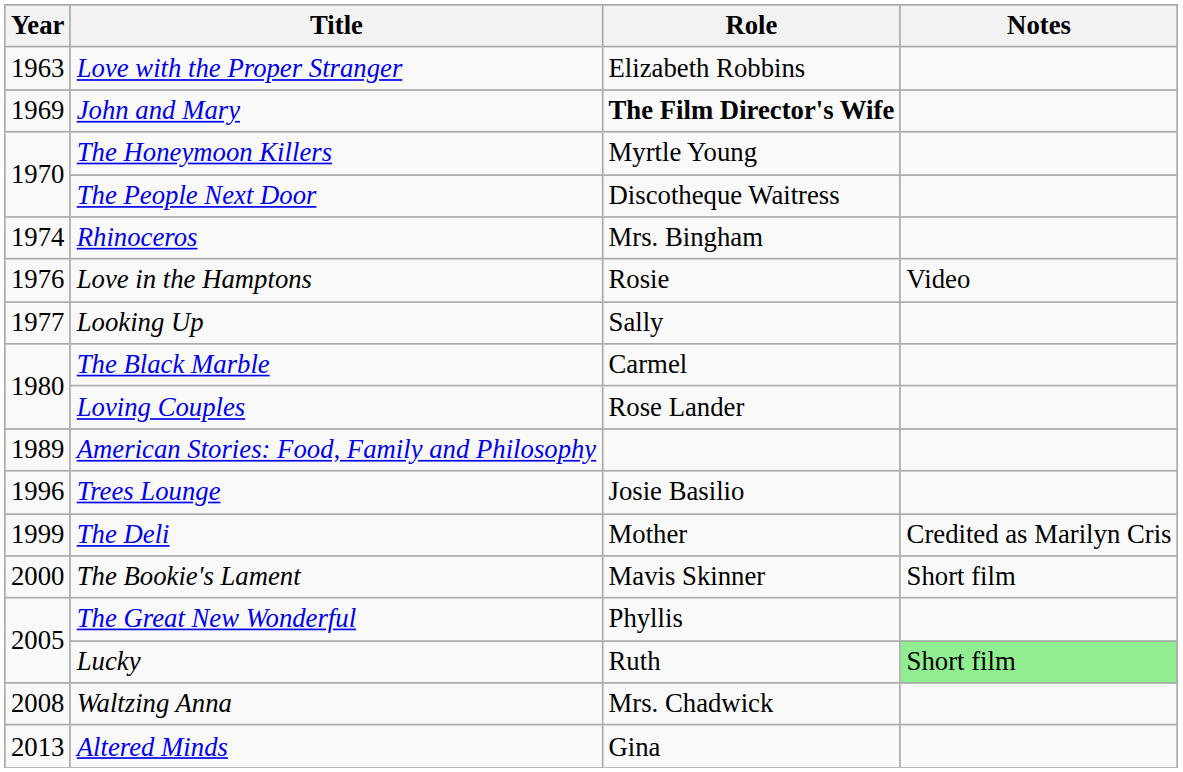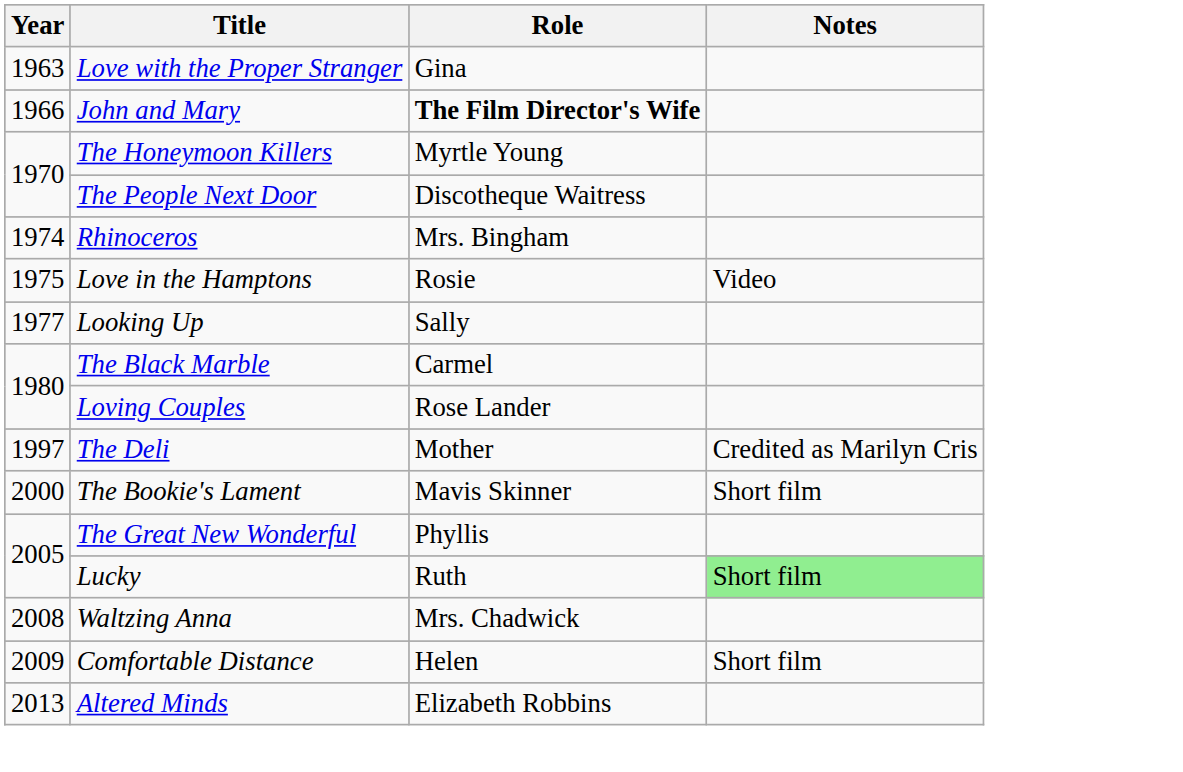(707, 68) Elizabeth Robbins -> (441, 68) Gina
(38, 110) 1969 -> (38, 110) 1966
(38, 279) 1976 -> (38, 279) 1975
- row: (336, 449)
- row: (149, 491)
(38, 534) 1999 -> (38, 449) 1997
+ row: (195, 661)
(635, 746) Gina -> (513, 703) Elizabeth Robbins
